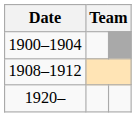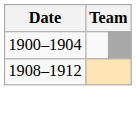- row: (45, 98)
